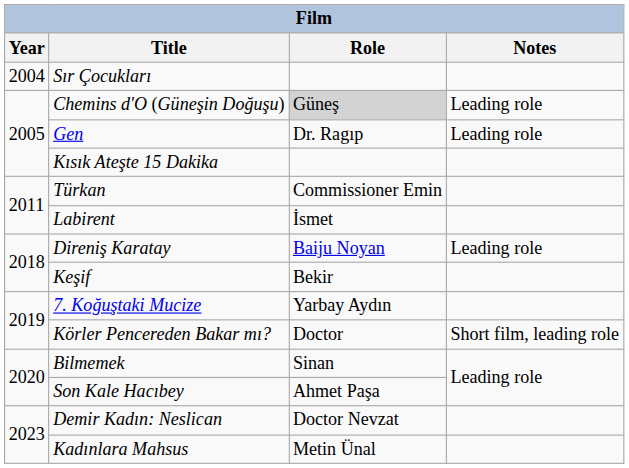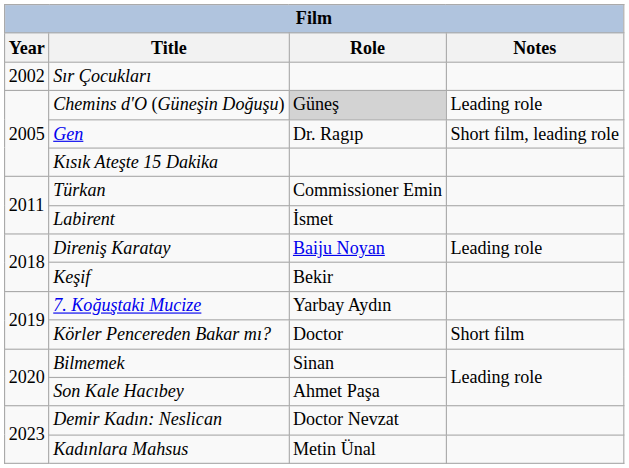(27, 76) 2004 -> (27, 76) 2002
(496, 133) Leading role -> (535, 133) Short film, leading role
(535, 334) Short film, leading role -> (487, 334) Short film
